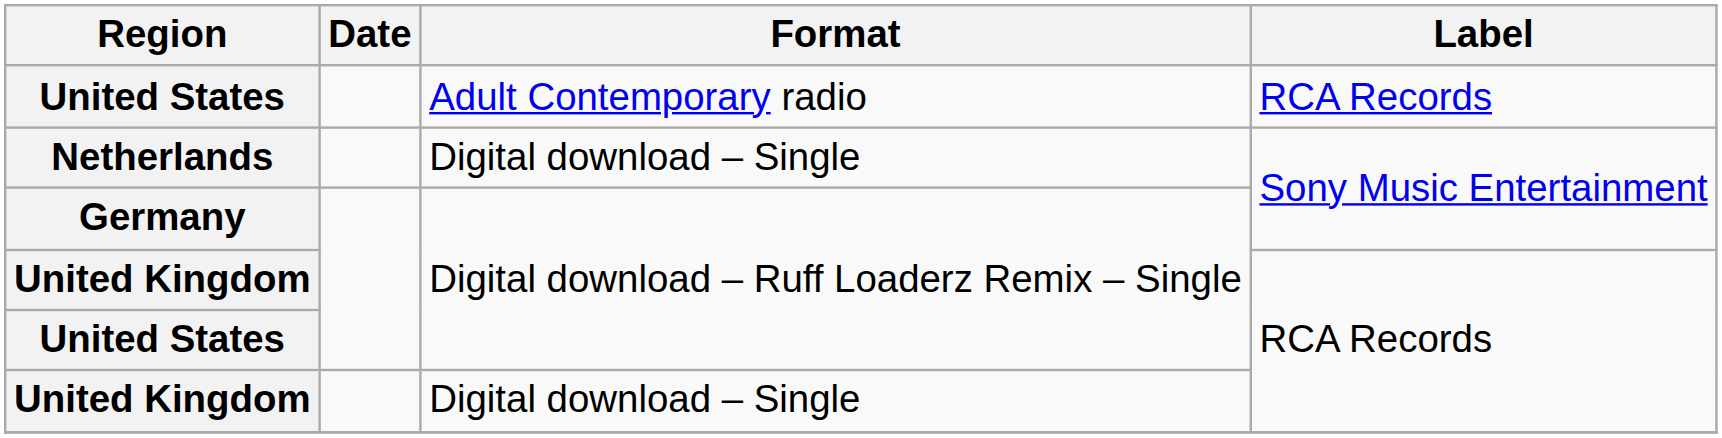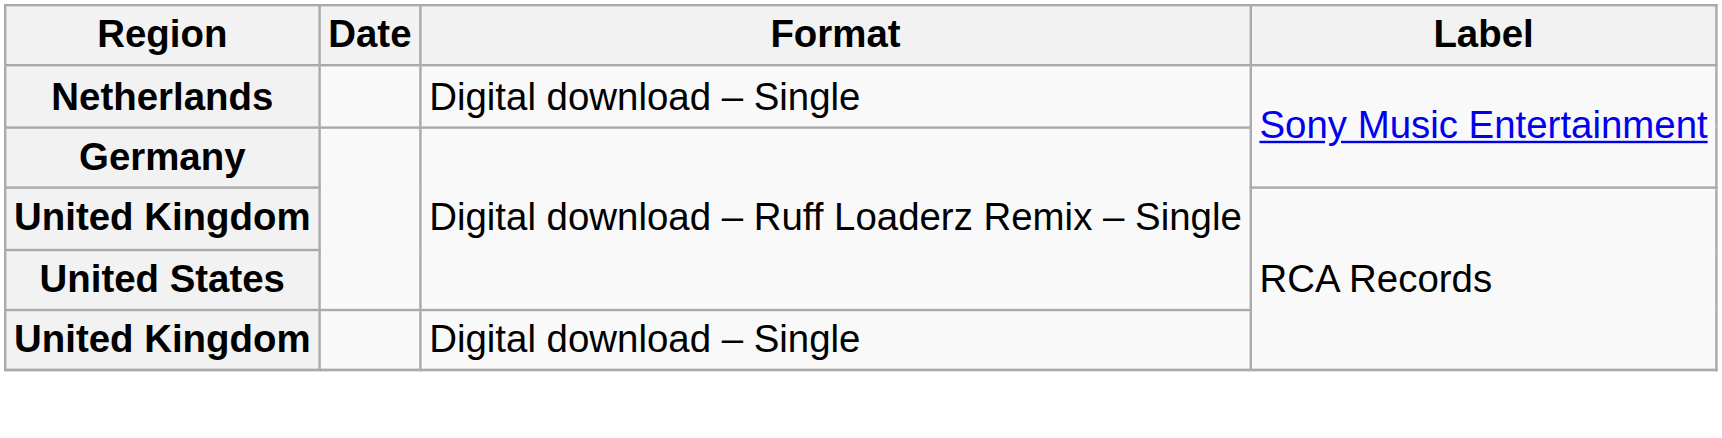- row: (162, 95)
